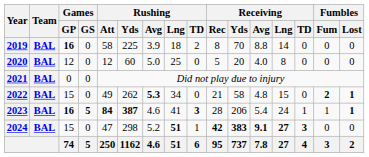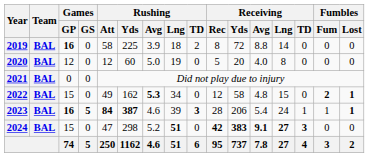(239, 45) 70 -> (239, 45) 72
(176, 62) 25 -> (176, 62) 19
(130, 95) 262 -> (130, 95) 162
(217, 95) 21 -> (217, 95) 12
(176, 111) 41 -> (176, 111) 39
(197, 128) 1 -> (197, 128) 0
